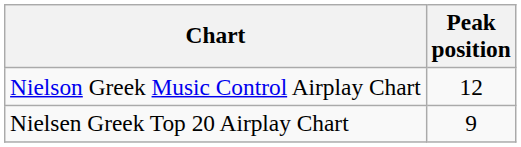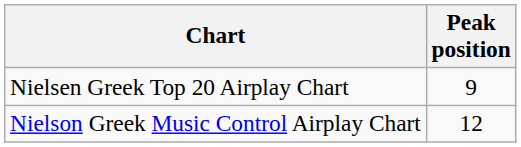rows swapped: (215, 86) <-> (179, 123)
